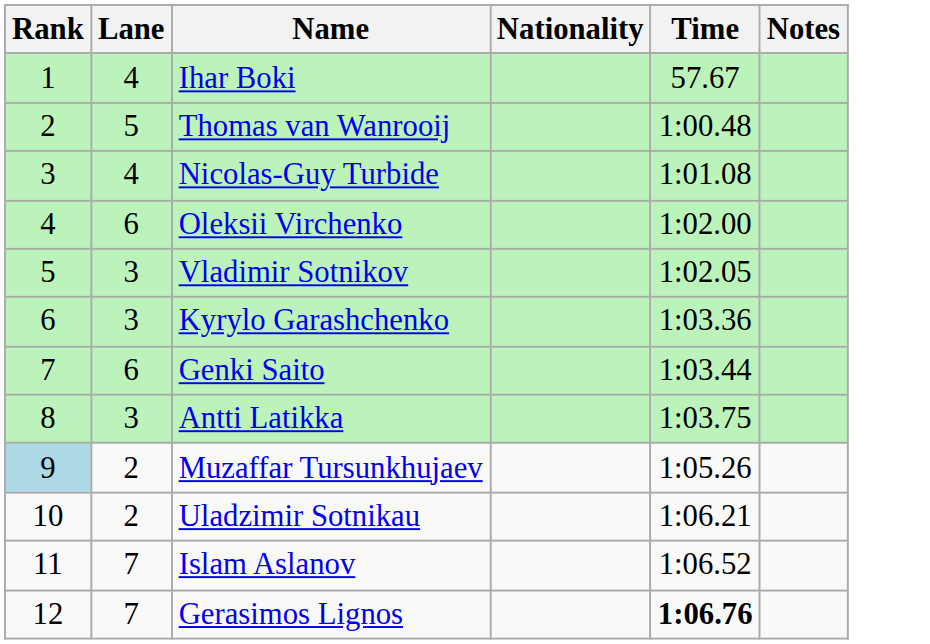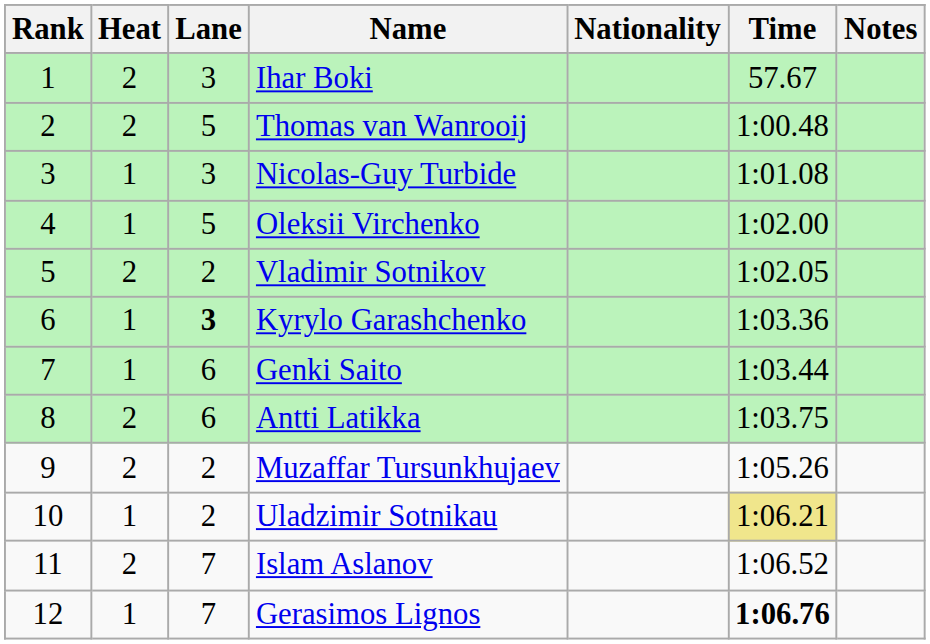+ column: (129, 28)
(131, 77) 4 -> (208, 77) 3
(131, 175) 4 -> (208, 175) 3
(131, 223) 6 -> (208, 223) 5
(131, 272) 3 -> (208, 272) 2
(131, 321) normal -> (208, 321) bold
(131, 418) 3 -> (208, 418) 6
(48, 467) lightblue background -> (48, 467) no background
(705, 516) no background -> (782, 516) khaki background
